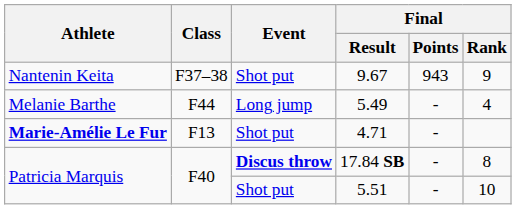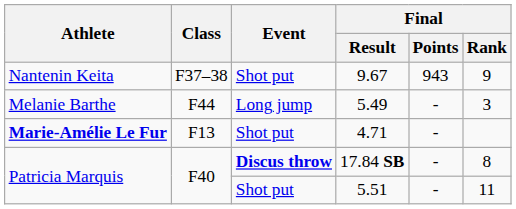(487, 104) 4 -> (487, 104) 3
(487, 190) 10 -> (487, 190) 11
